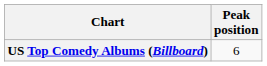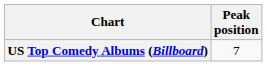(236, 50) 6 -> (236, 50) 7
